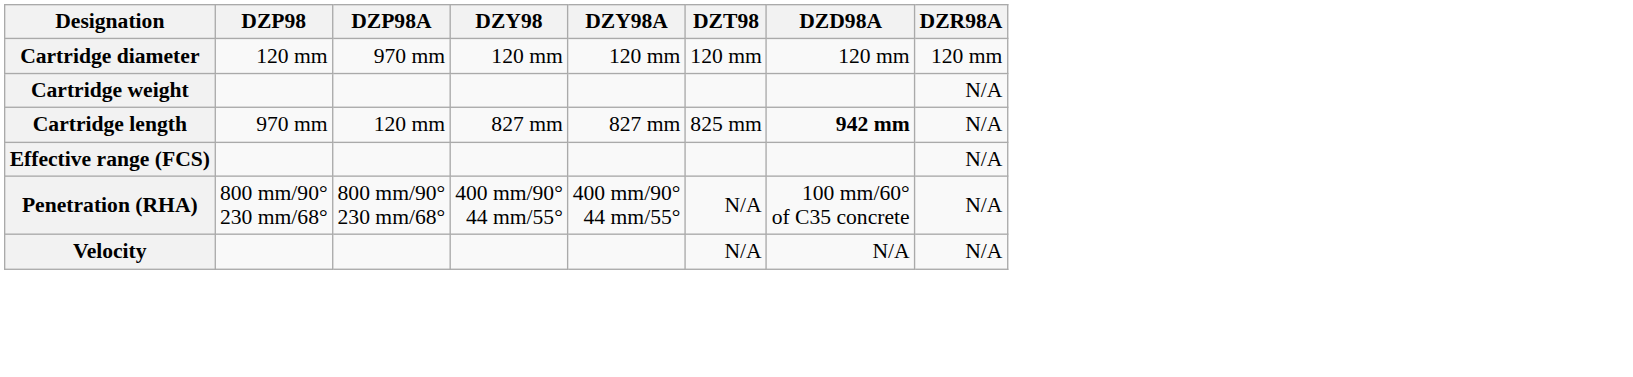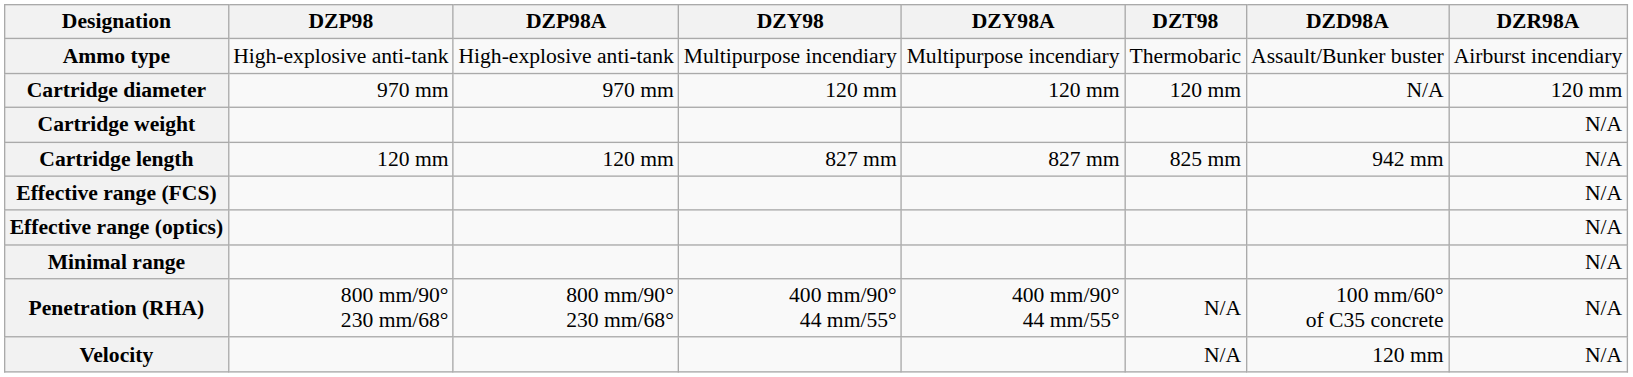+ row: (116, 55)
(292, 55) 120 mm -> (413, 90) 970 mm
(874, 55) 120 mm -> (1425, 90) N/A
(292, 124) 970 mm -> (413, 158) 120 mm
(873, 124) bold -> (1408, 158) normal
+ row: (116, 227)
+ row: (116, 261)
(891, 251) N/A -> (1408, 354) 120 mm
